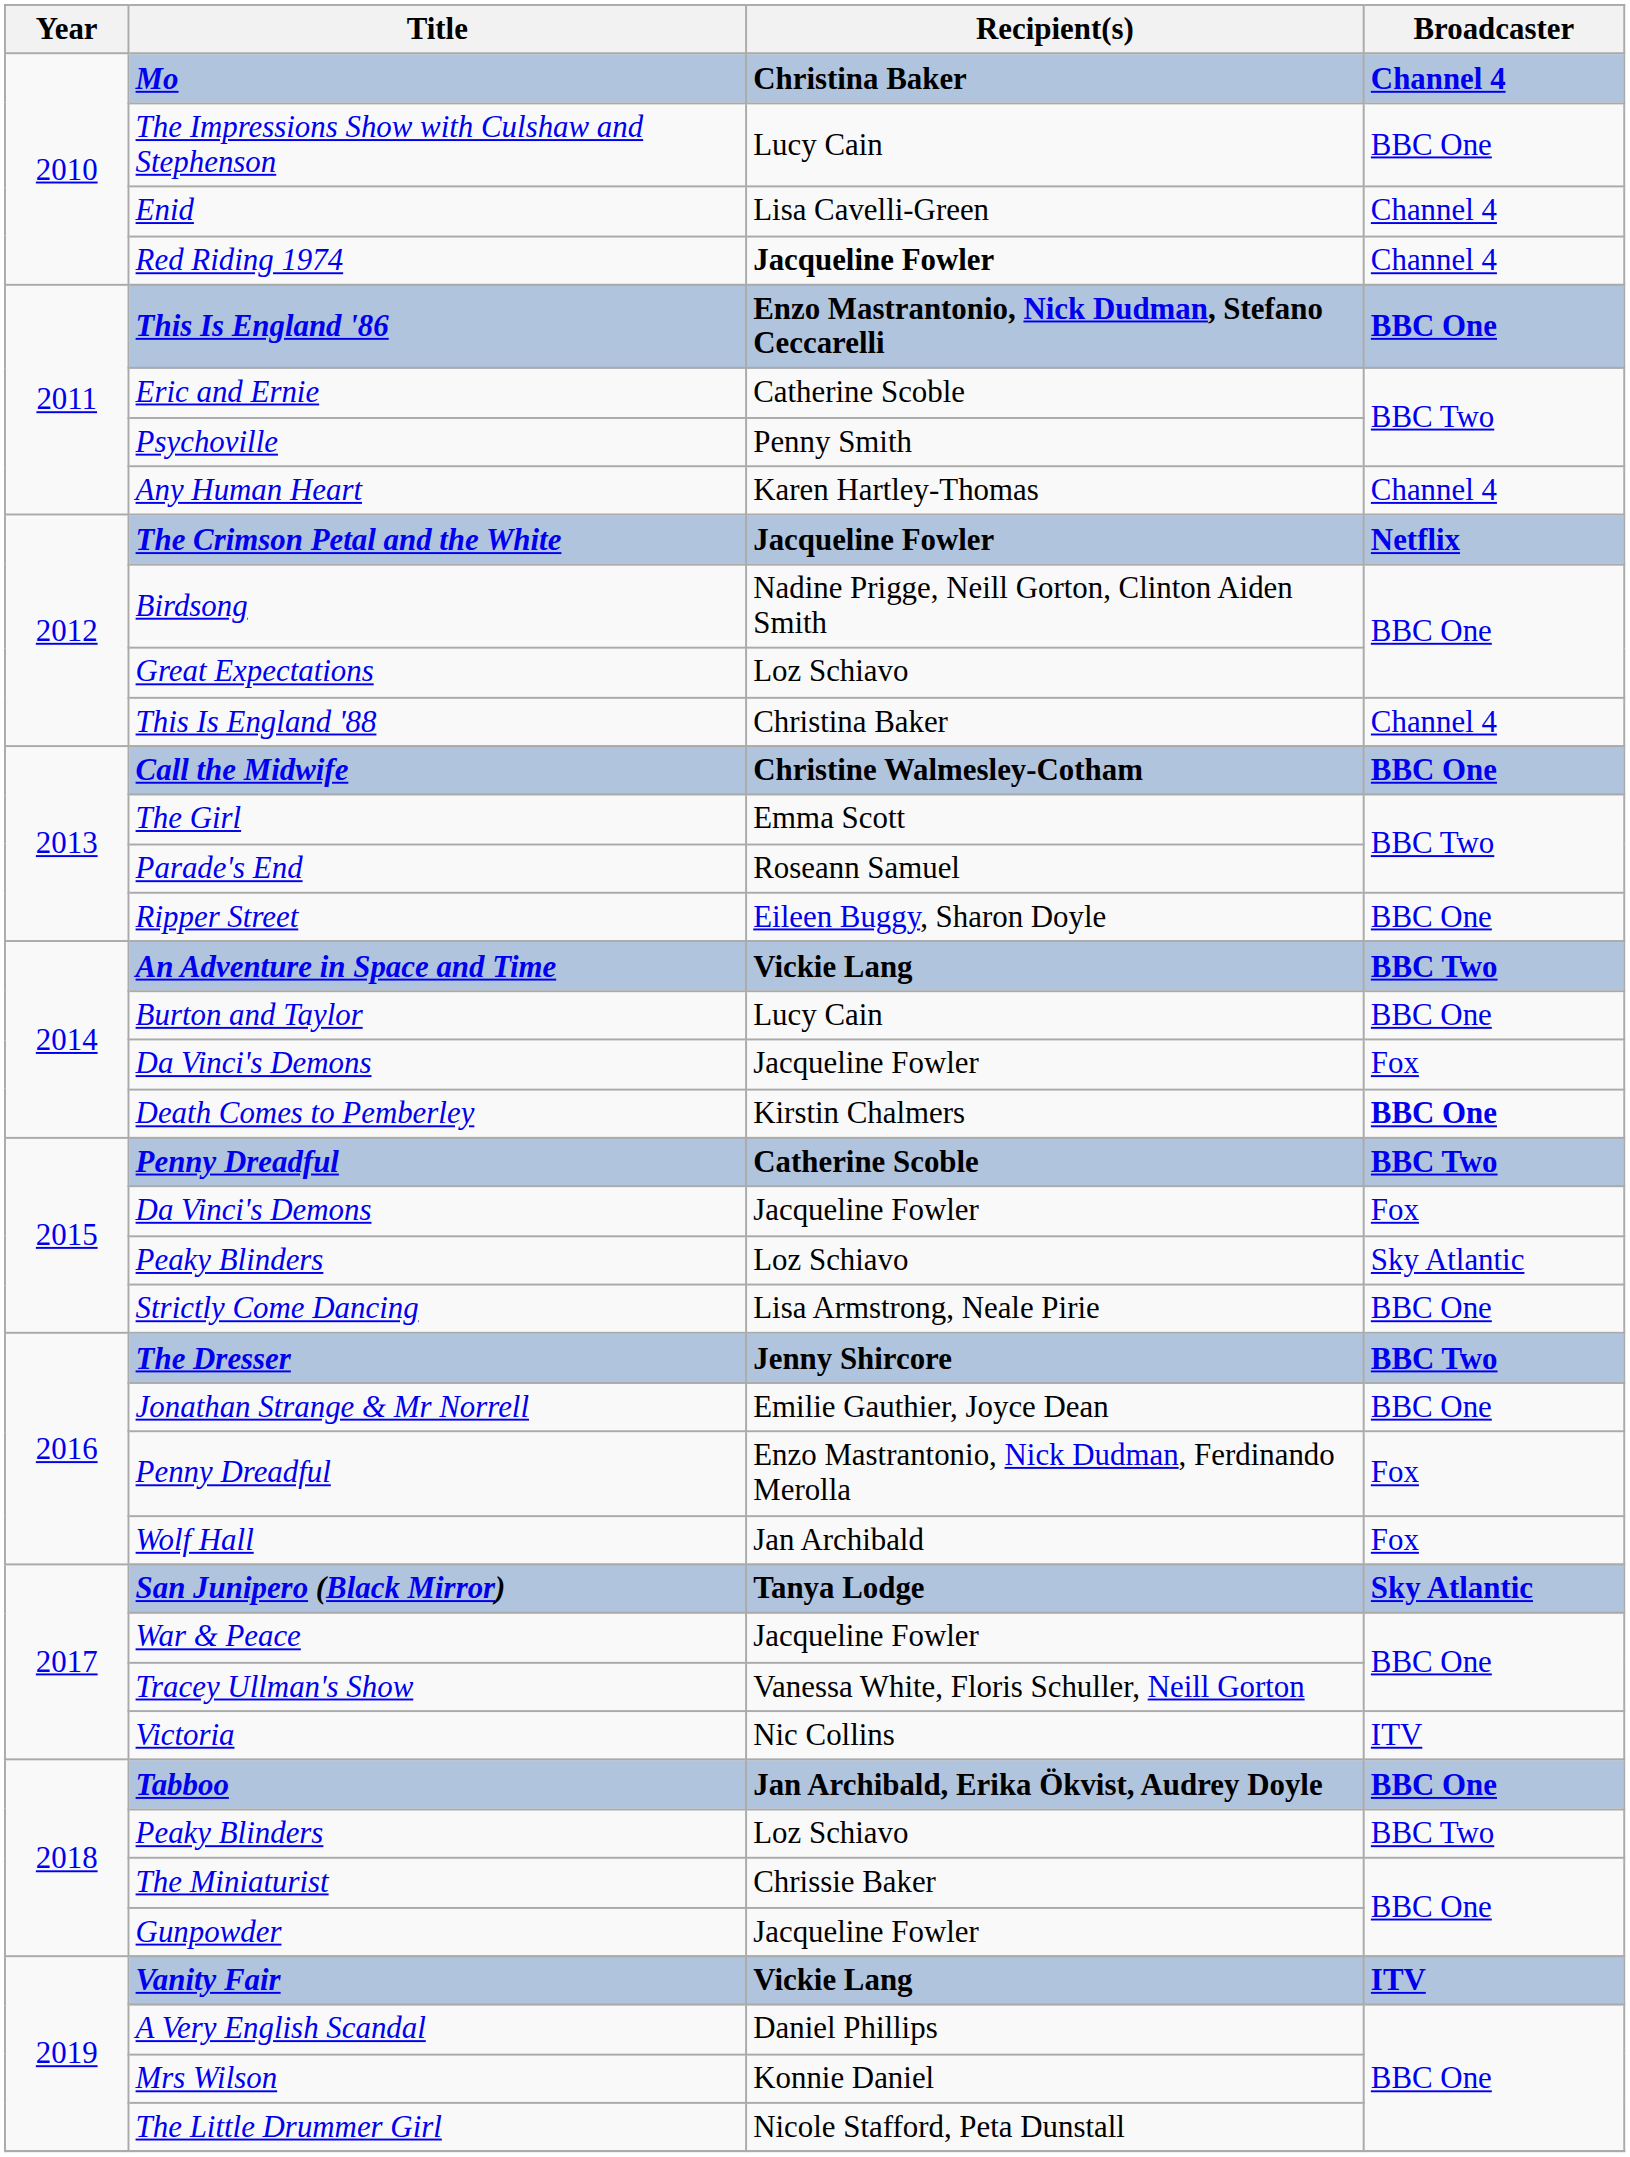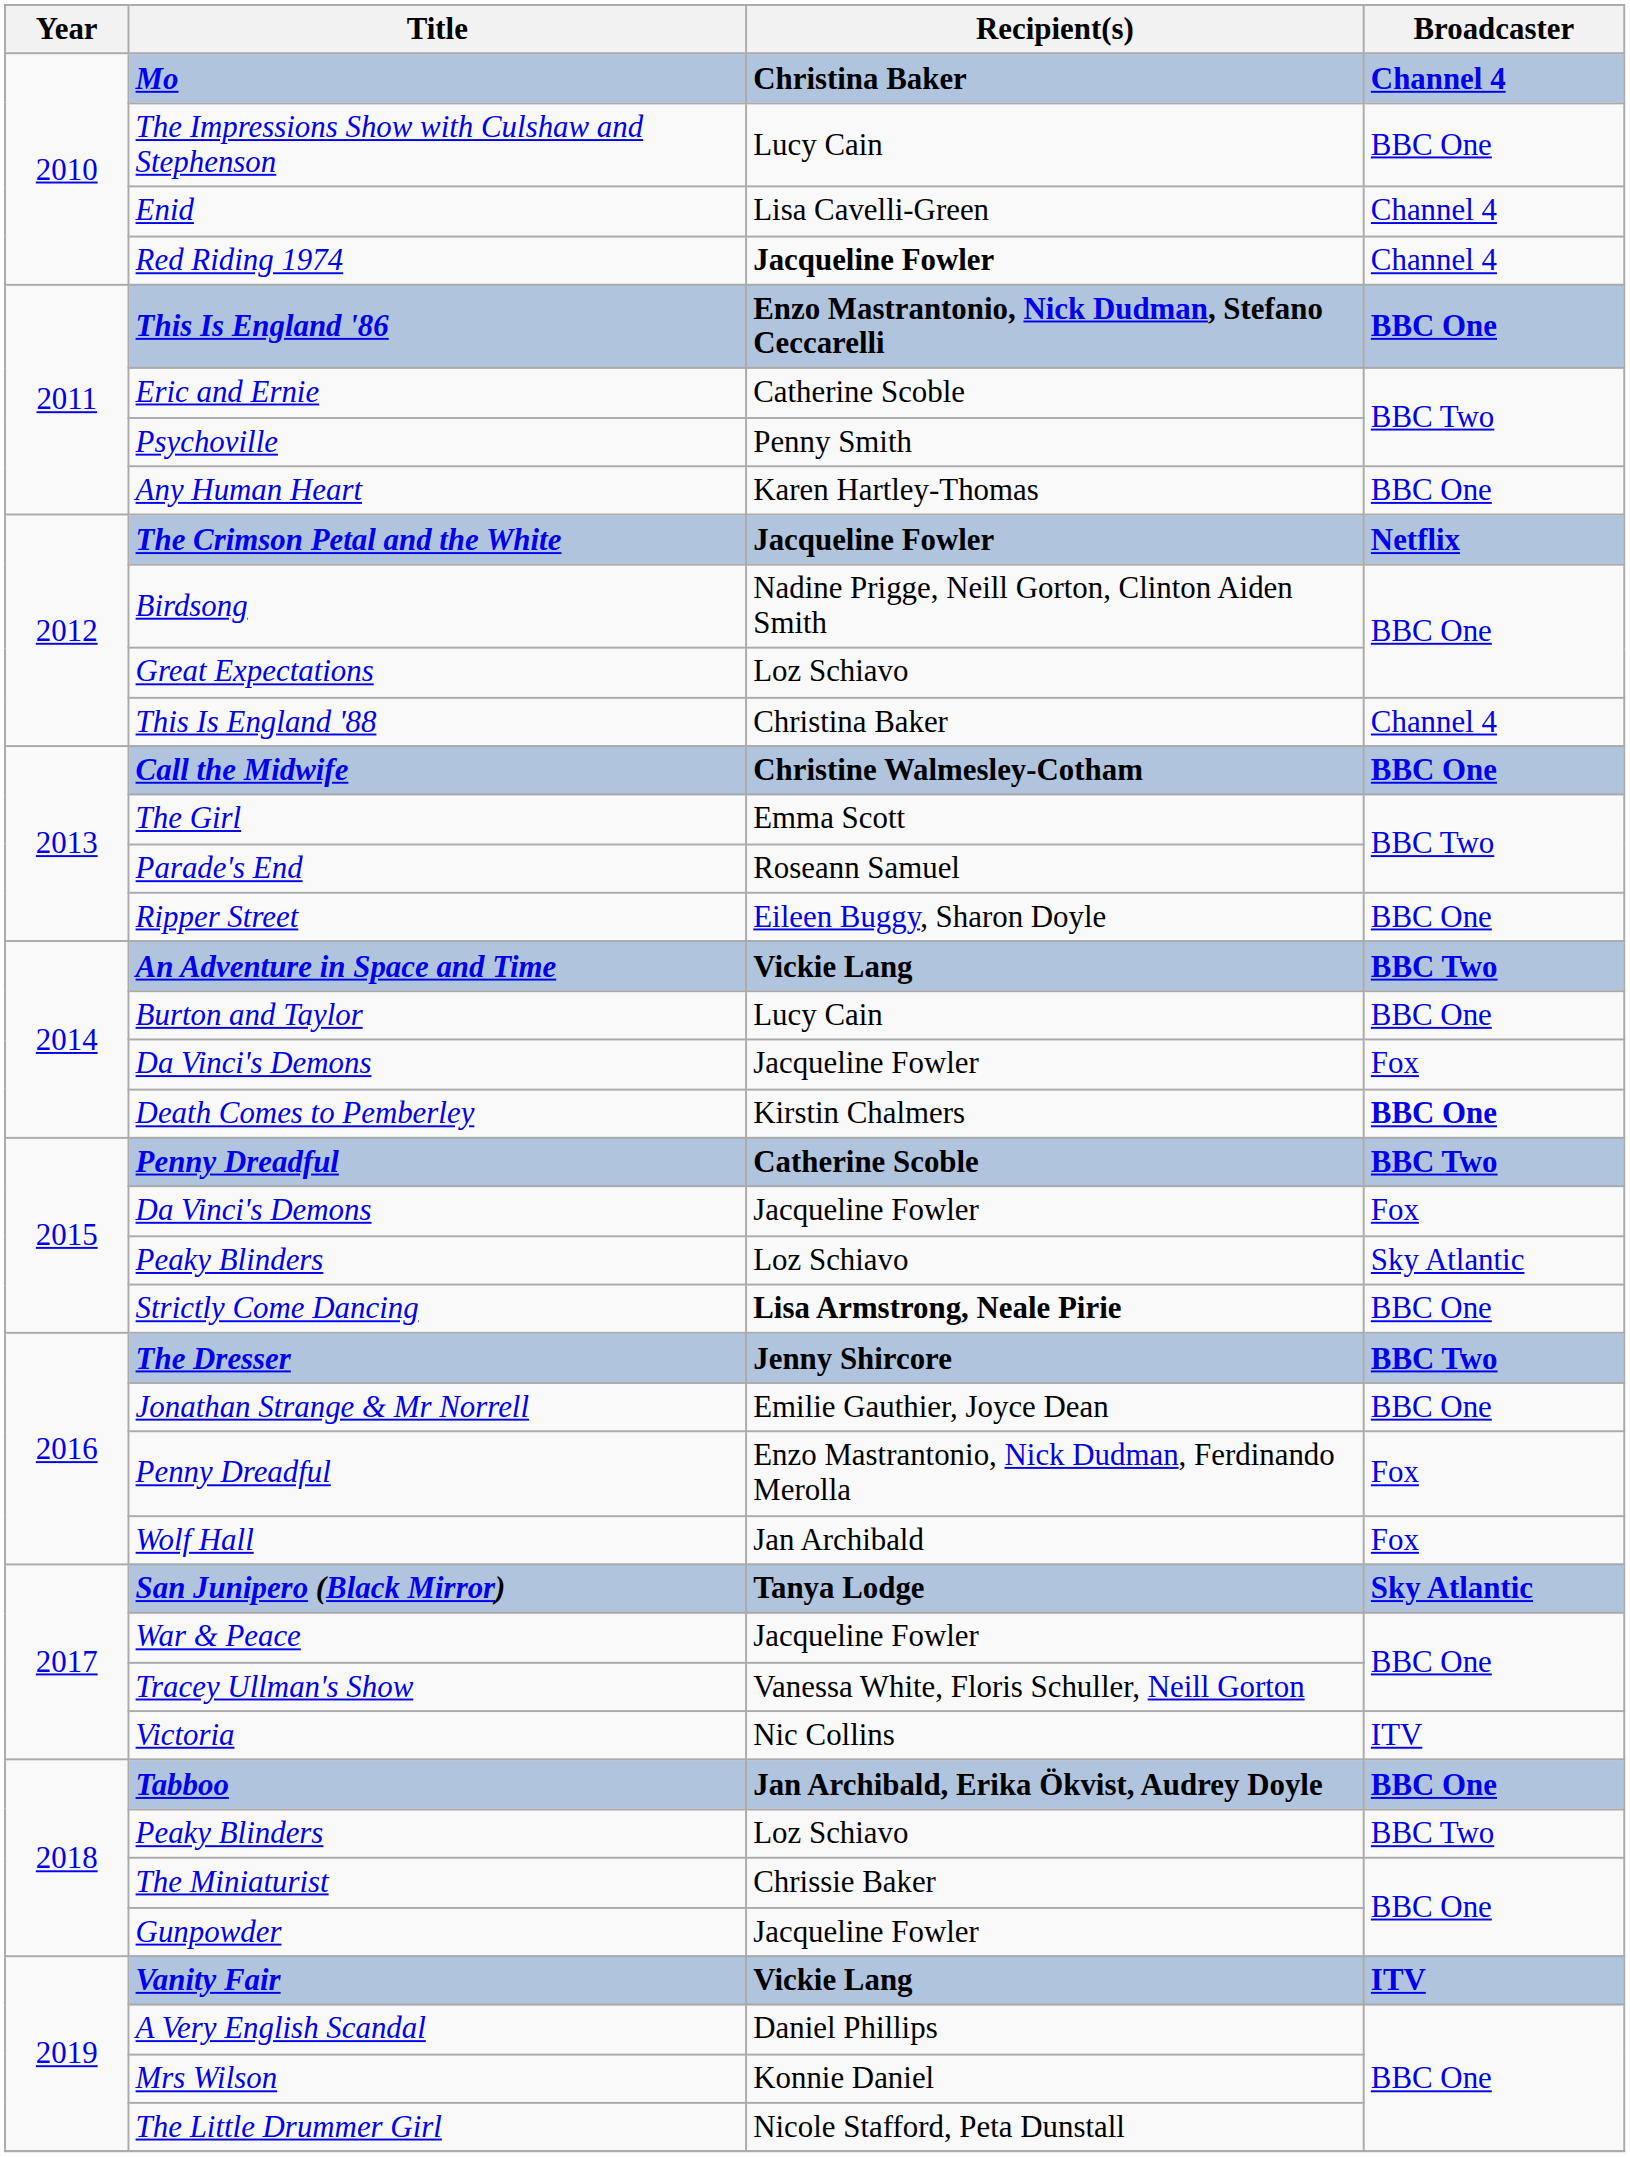(1434, 490) Channel 4 -> (1431, 490) BBC One
(926, 1308) normal -> (937, 1308) bold
